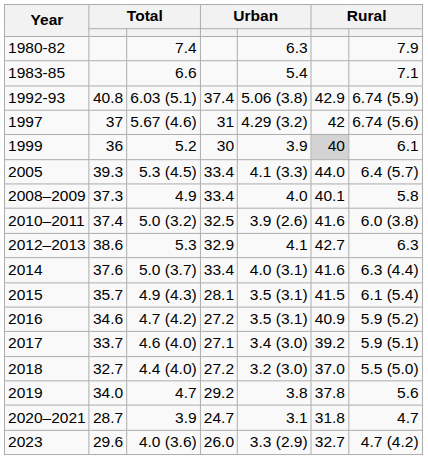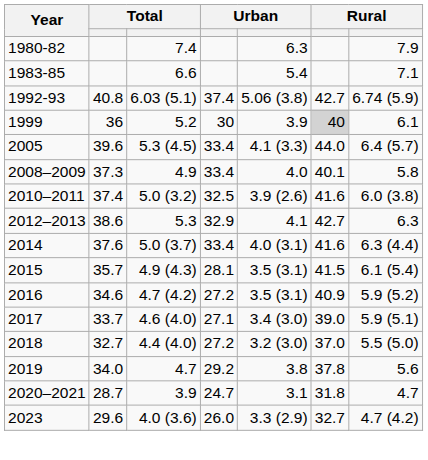(330, 97) 42.9 -> (330, 97) 42.7
- row: (25, 122)
(108, 171) 39.3 -> (108, 147) 39.6
(330, 343) 39.2 -> (330, 319) 39.0
